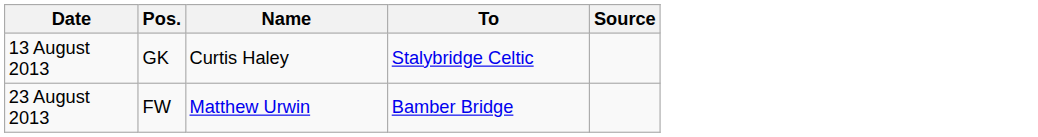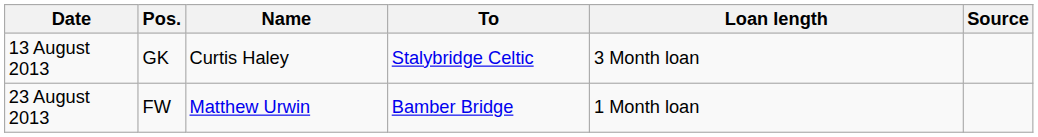+ column: (776, 18)
